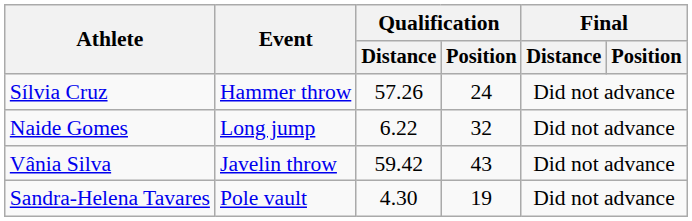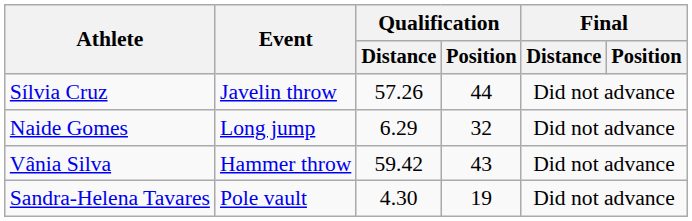(286, 92) Hammer throw -> (278, 92) Javelin throw
(481, 92) 24 -> (481, 92) 44
(399, 127) 6.22 -> (399, 127) 6.29
(278, 163) Javelin throw -> (286, 163) Hammer throw
